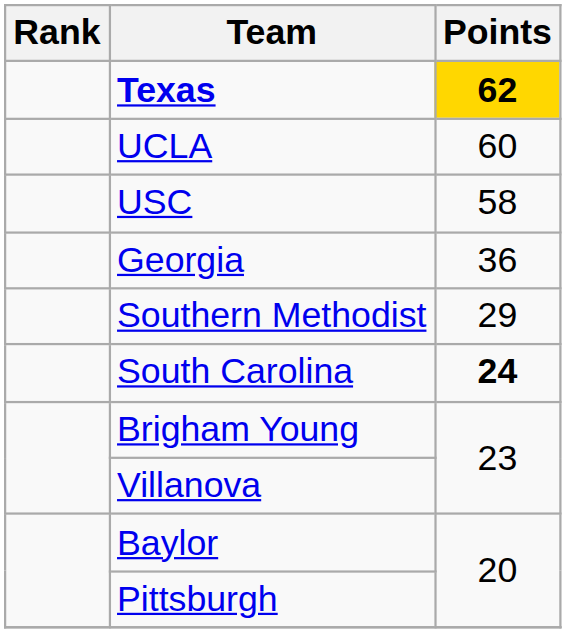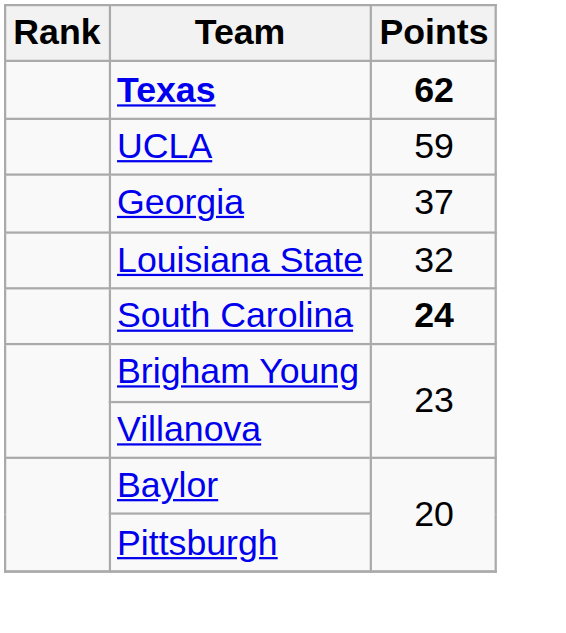(497, 89) gold background -> (434, 89) no background
(497, 145) 60 -> (434, 145) 59
- row: (155, 202)
(497, 259) 36 -> (434, 202) 37
+ row: (240, 259)
- row: (272, 315)
